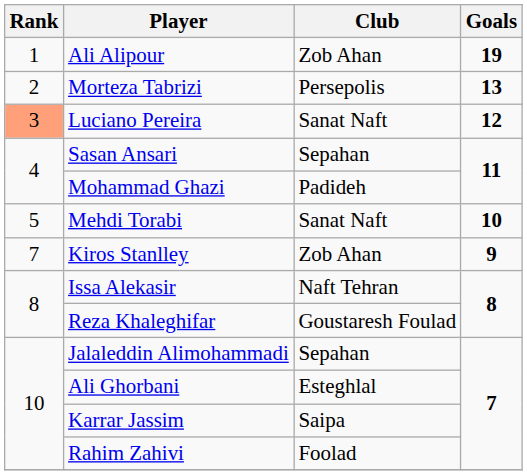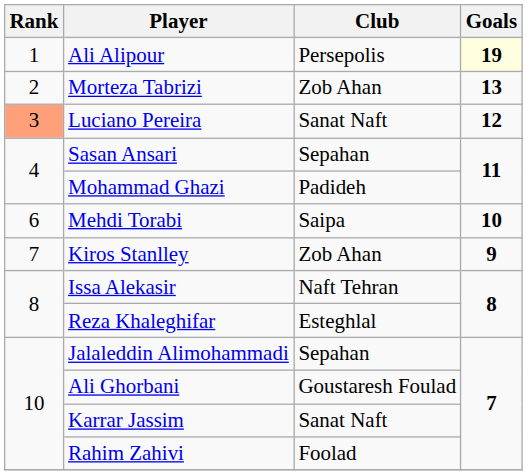(340, 54) Zob Ahan -> (341, 54) Persepolis
(491, 54) no background -> (491, 54) lightyellow background
(341, 87) Persepolis -> (340, 87) Zob Ahan
(34, 220) 5 -> (34, 220) 6
(343, 220) Sanat Naft -> (322, 220) Saipa
(377, 320) Goustaresh Foulad -> (337, 320) Esteghlal
(337, 386) Esteghlal -> (377, 386) Goustaresh Foulad
(322, 420) Saipa -> (343, 420) Sanat Naft
